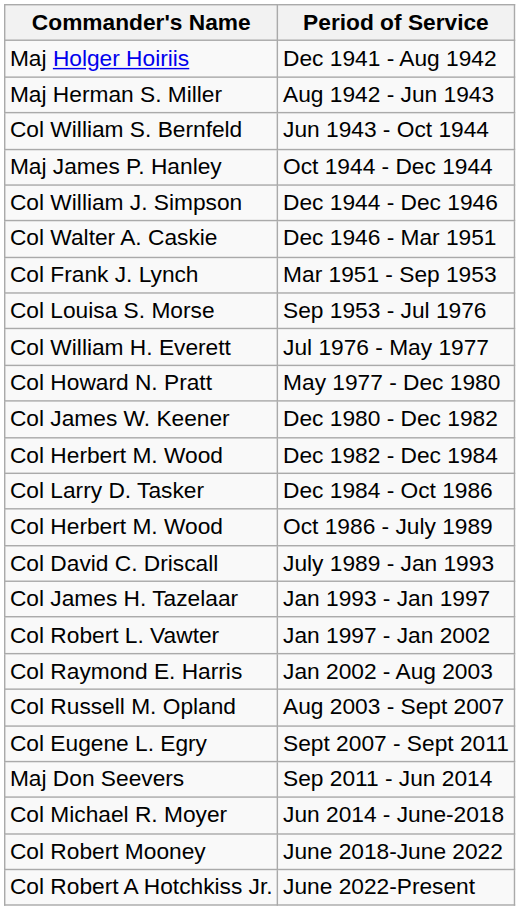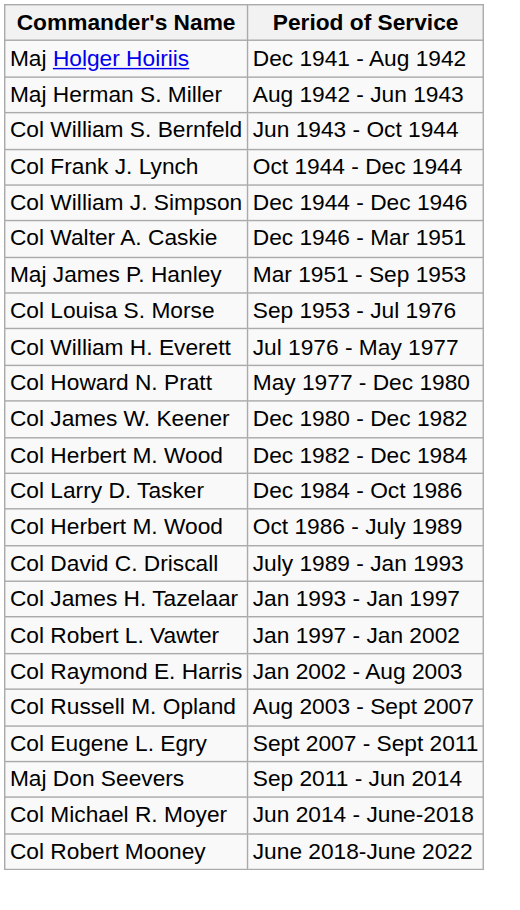(116, 166) Maj James P. Hanley -> (104, 166) Col Frank J. Lynch
(104, 274) Col Frank J. Lynch -> (116, 274) Maj James P. Hanley
- row: (379, 887)
